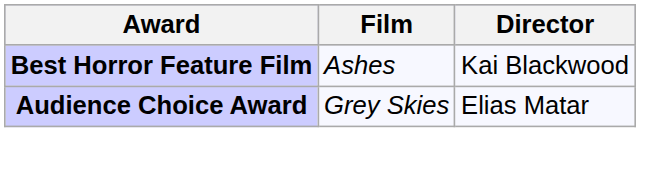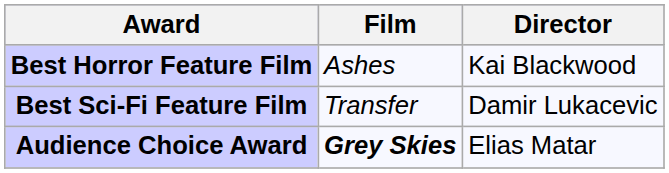+ row: (161, 106)
(387, 106) normal -> (390, 146) bold
